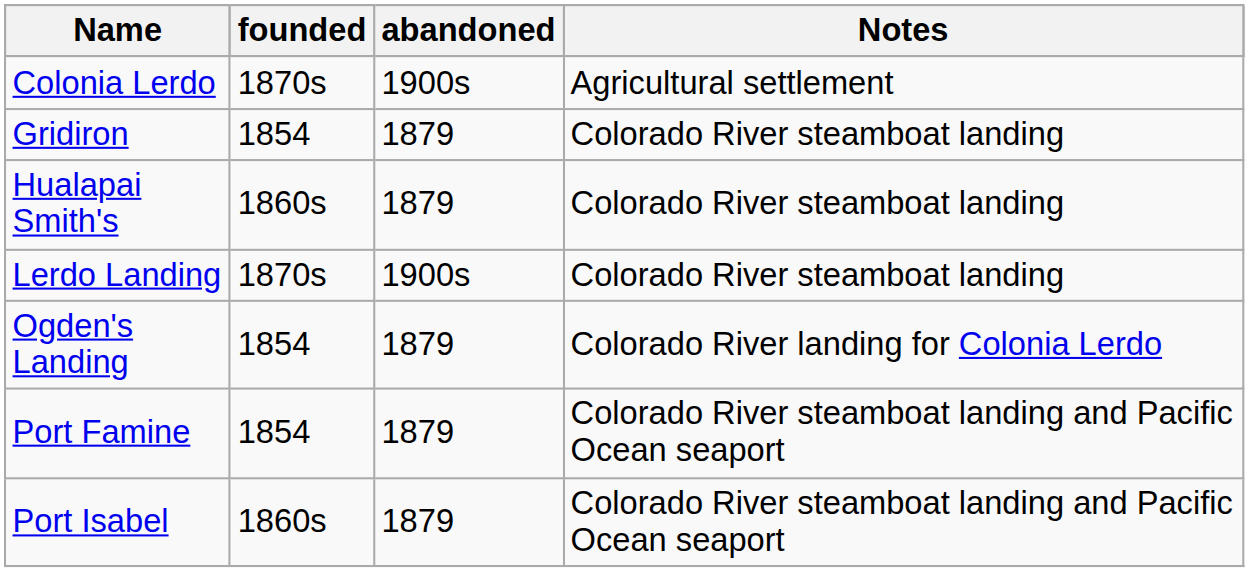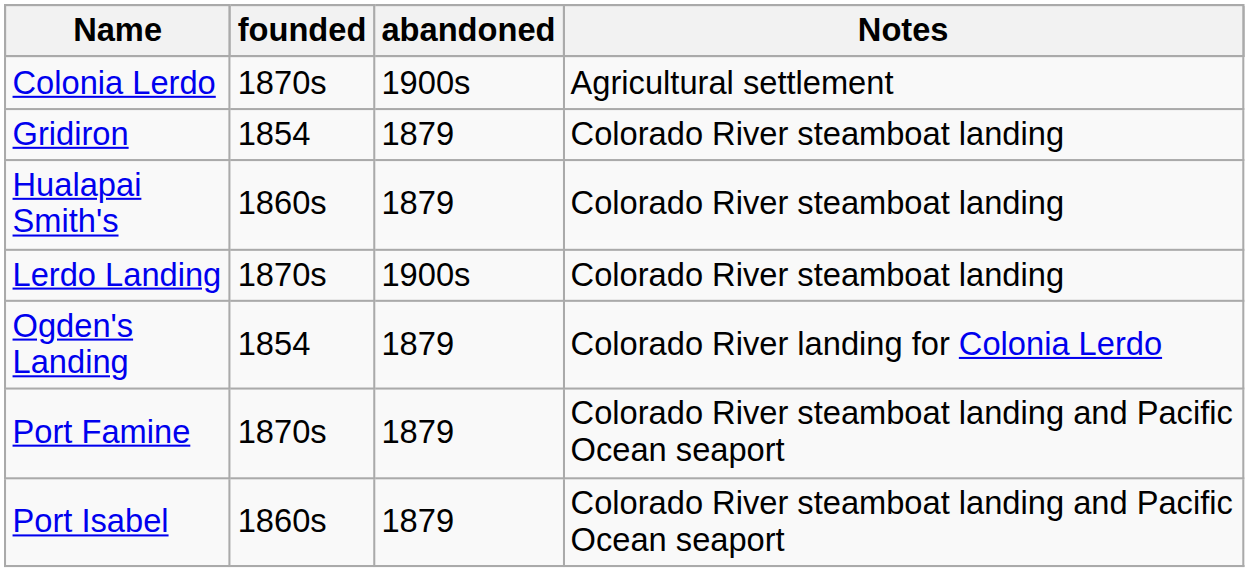(274, 432) 1854 -> (282, 432) 1870s
